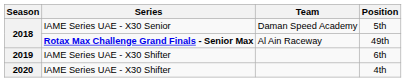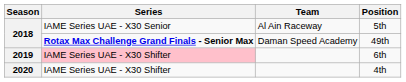(308, 26) Daman Speed Academy -> (290, 26) Al Ain Raceway
(290, 40) Al Ain Raceway -> (308, 40) Daman Speed Academy
(107, 55) no background -> (107, 55) pink background
